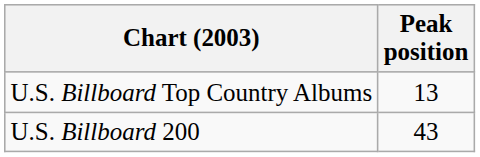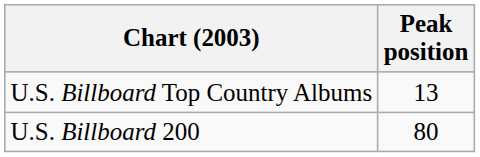(426, 131) 43 -> (426, 131) 80
